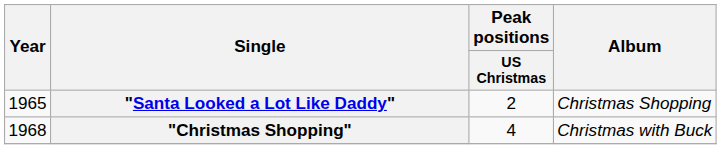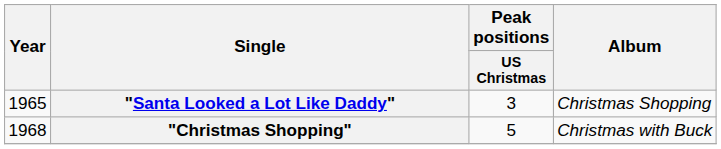(511, 103) 2 -> (511, 103) 3
(511, 130) 4 -> (511, 130) 5
